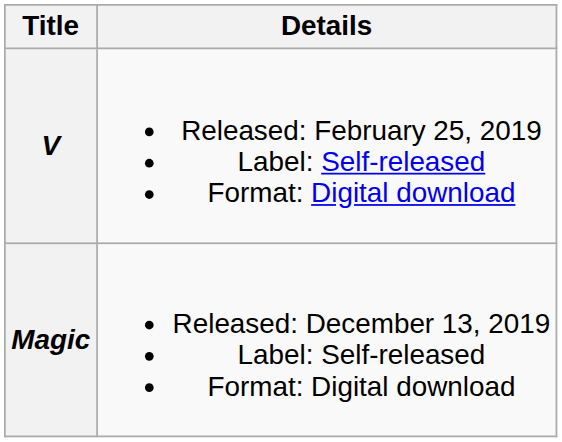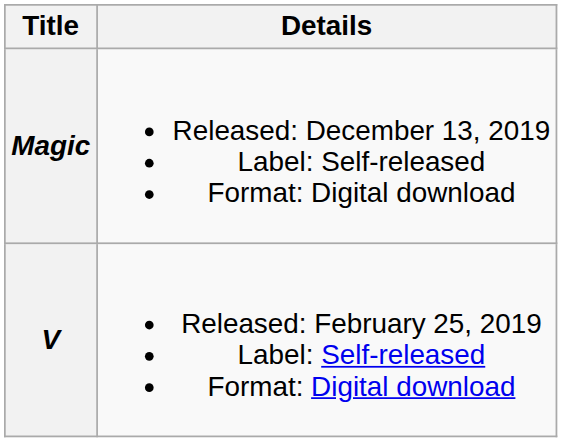rows swapped: (51, 145) <-> (51, 339)
